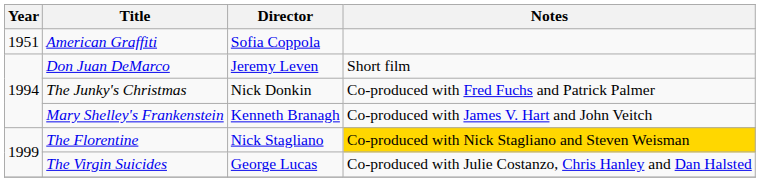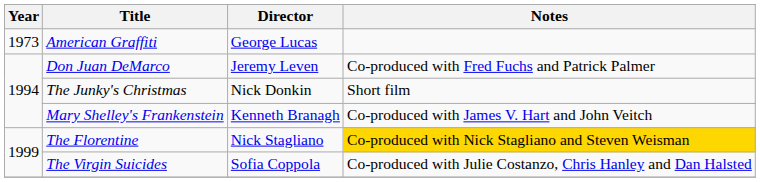(24, 41) 1951 -> (24, 41) 1973
(275, 41) Sofia Coppola -> (274, 41) George Lucas
(379, 66) Short film -> (501, 66) Co-produced with Fred Fuchs and Patrick Palmer
(501, 90) Co-produced with Fred Fuchs and Patrick Palmer -> (379, 90) Short film
(274, 164) George Lucas -> (275, 164) Sofia Coppola
